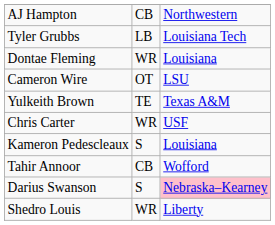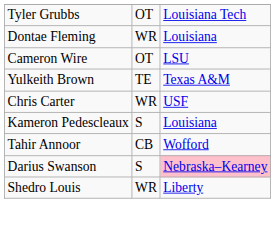- row: (42, 15)
(144, 36) LB -> (144, 15) OT
